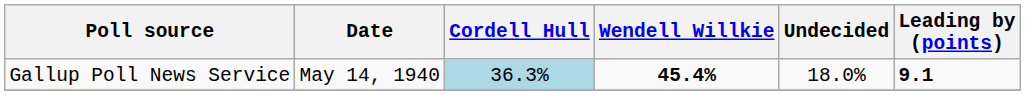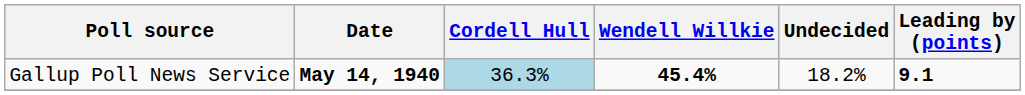(370, 75) normal -> (370, 75) bold
(836, 75) 18.0% -> (836, 75) 18.2%
